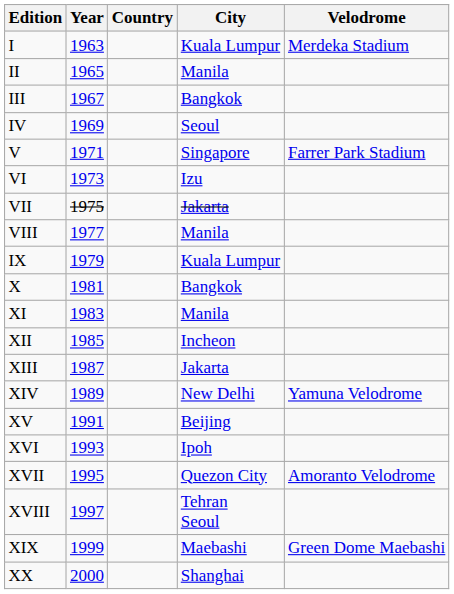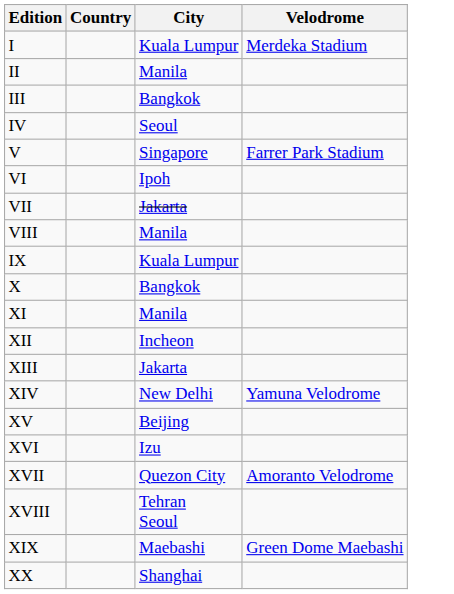- column: (87, 17)
(192, 179) Izu -> (155, 179) Ipoh
(196, 448) Ipoh -> (150, 448) Izu
